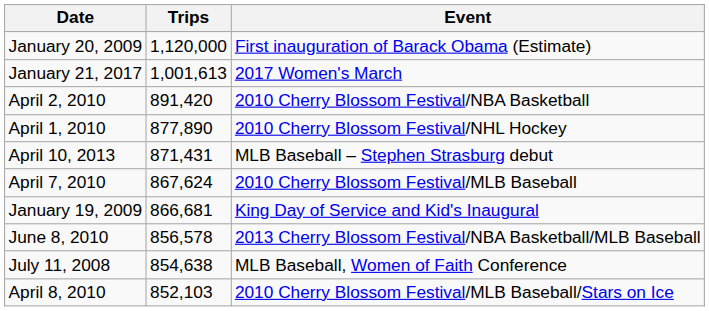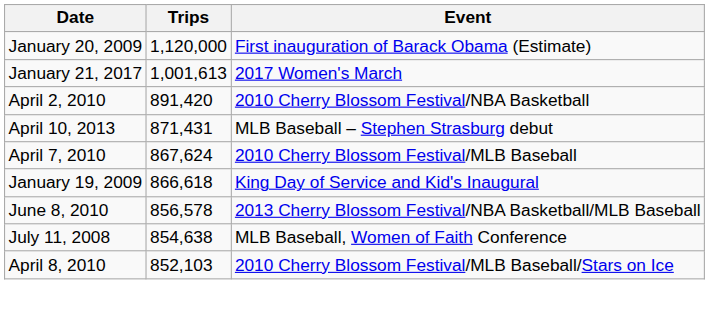- row: (57, 127)
(181, 210) 866,681 -> (181, 182) 866,618
